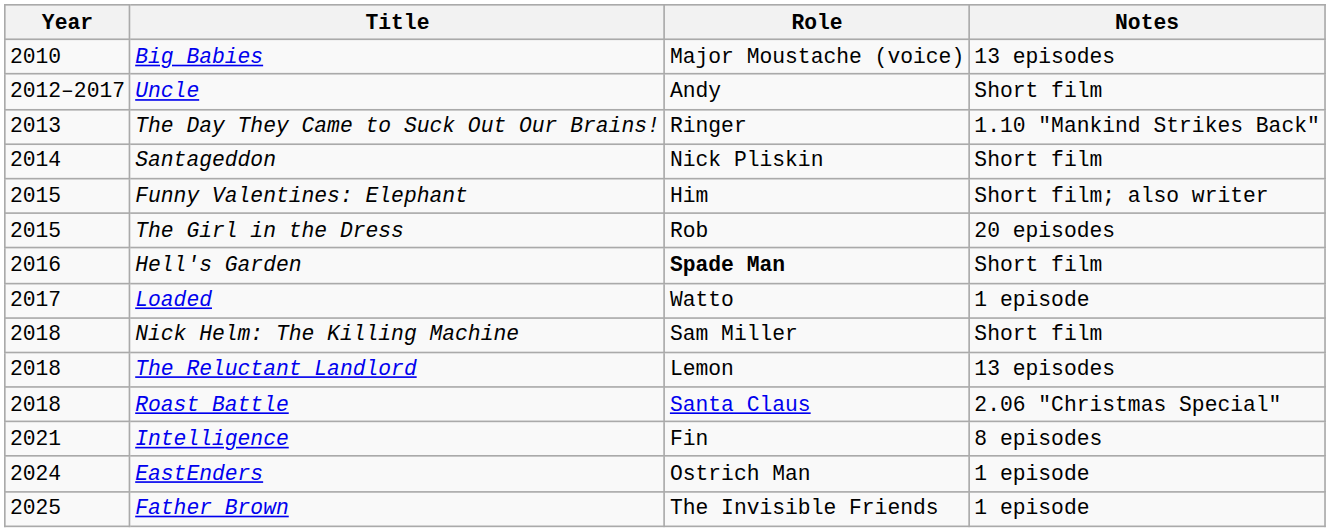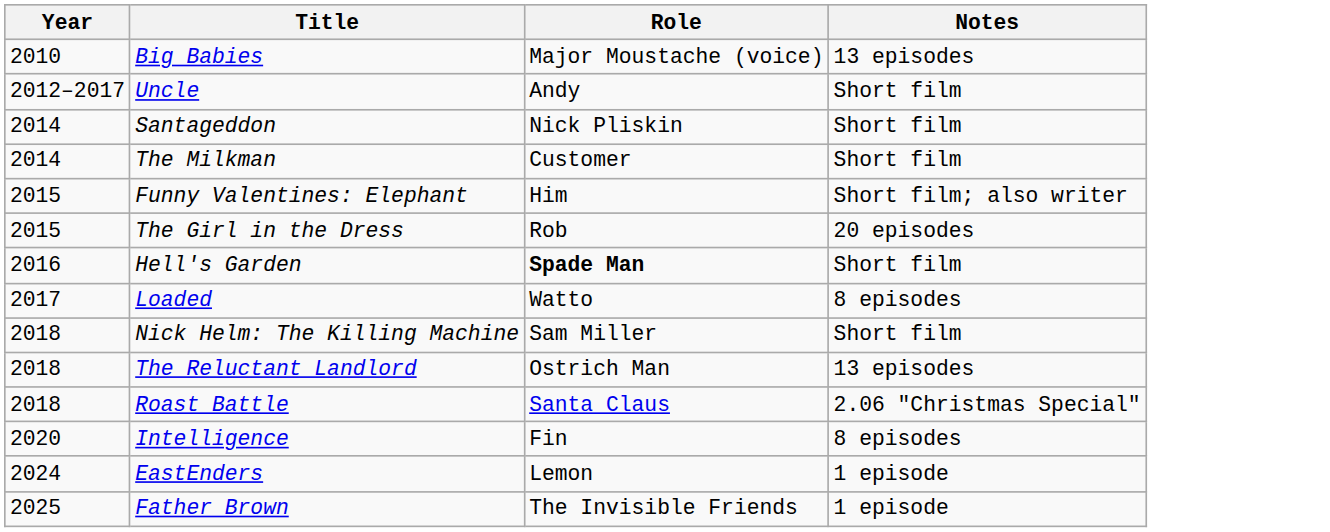- row: (397, 126)
+ row: (206, 161)
(1032, 300) 1 episode -> (898, 300) 8 episodes
(702, 370) Lemon -> (600, 370) Ostrich Man
(35, 439) 2021 -> (35, 439) 2020
(740, 474) Ostrich Man -> (561, 474) Lemon
